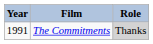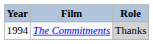(17, 31) 1991 -> (17, 31) 1994
